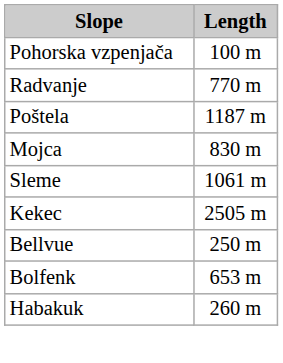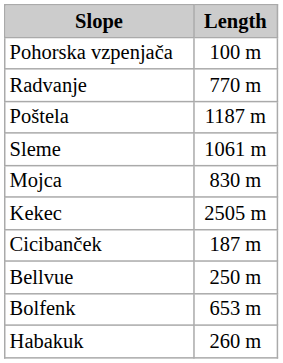rows swapped: (35, 181) <-> (36, 149)
+ row: (56, 245)
